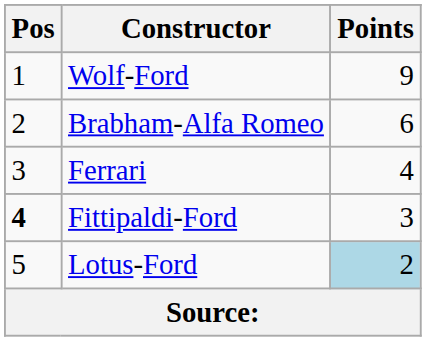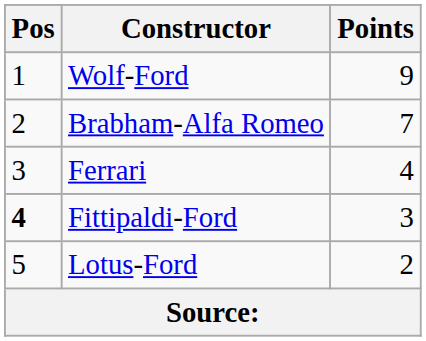(407, 123) 6 -> (407, 123) 7
(407, 265) lightblue background -> (407, 265) no background
